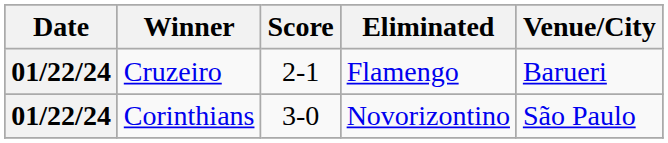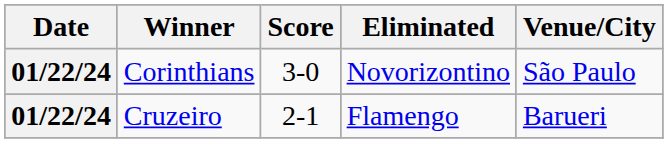rows swapped: (189, 115) <-> (173, 71)
